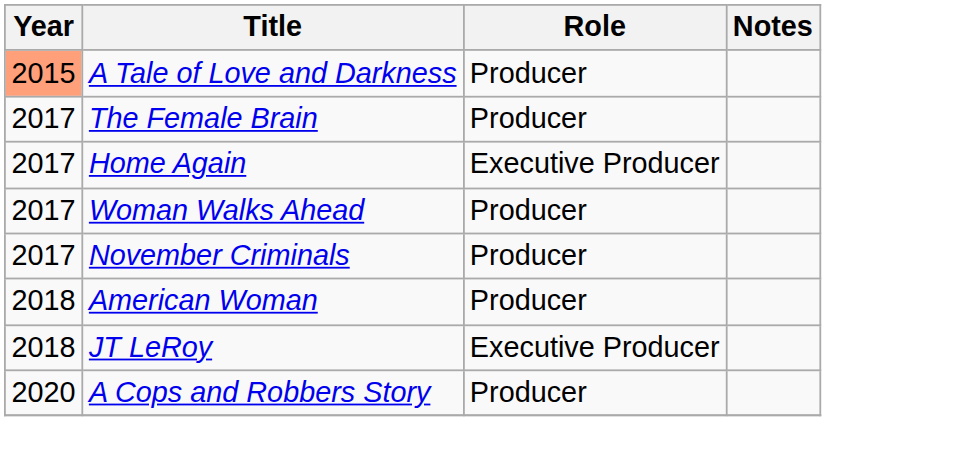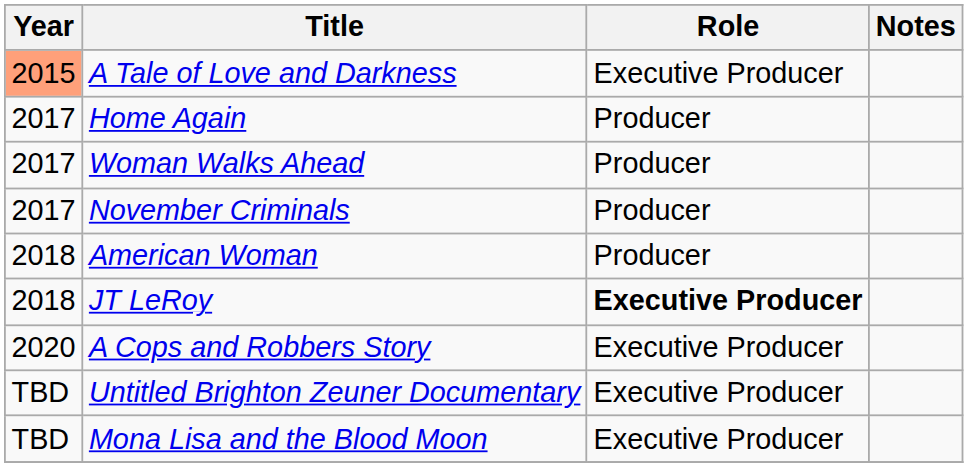(528, 73) Producer -> (718, 73) Executive Producer
- row: (203, 118)
(595, 164) Executive Producer -> (652, 118) Producer
(595, 347) normal -> (728, 301) bold
(528, 392) Producer -> (718, 347) Executive Producer
+ row: (335, 392)
+ row: (288, 438)
